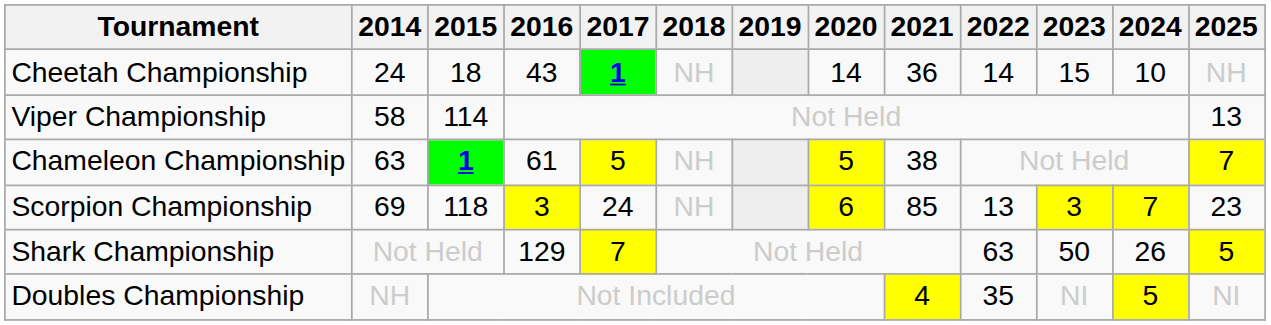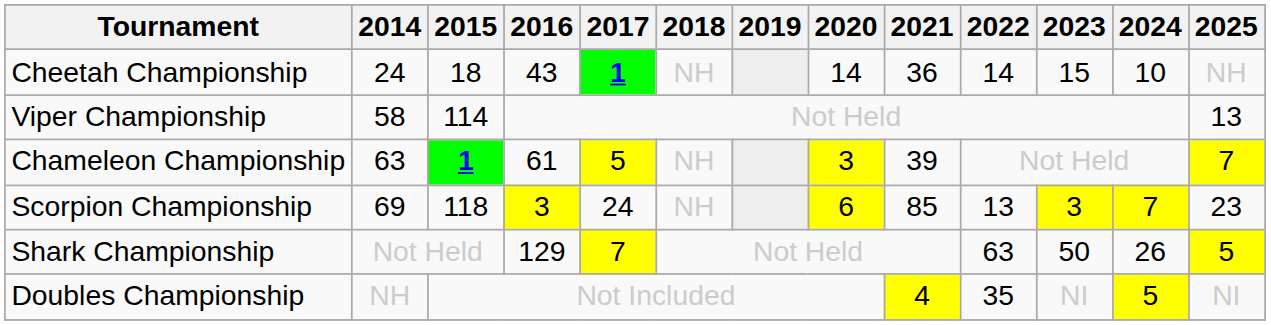(846, 161) 5 -> (846, 161) 3
(922, 161) 38 -> (922, 161) 39
